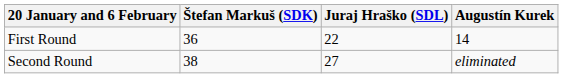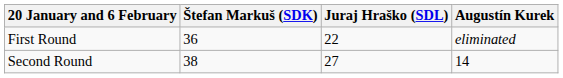(462, 38) 14 -> (485, 38) eliminated
(485, 61) eliminated -> (462, 61) 14
